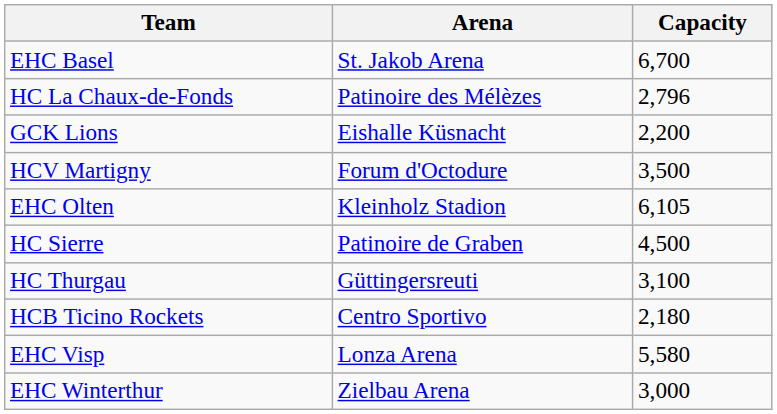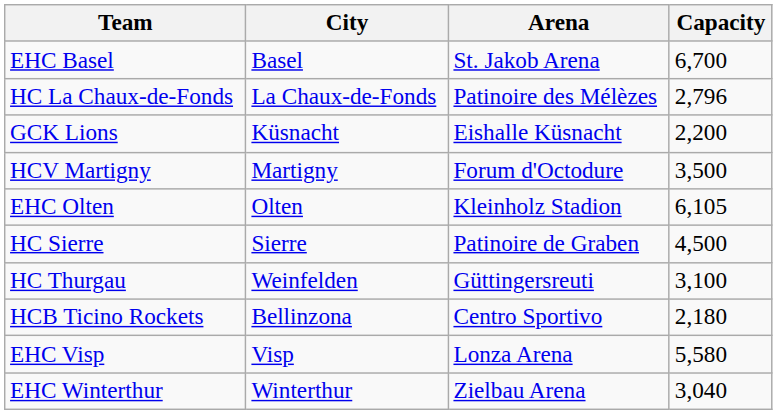+ column: (347, 22)
(664, 390) 3,000 -> (701, 390) 3,040
